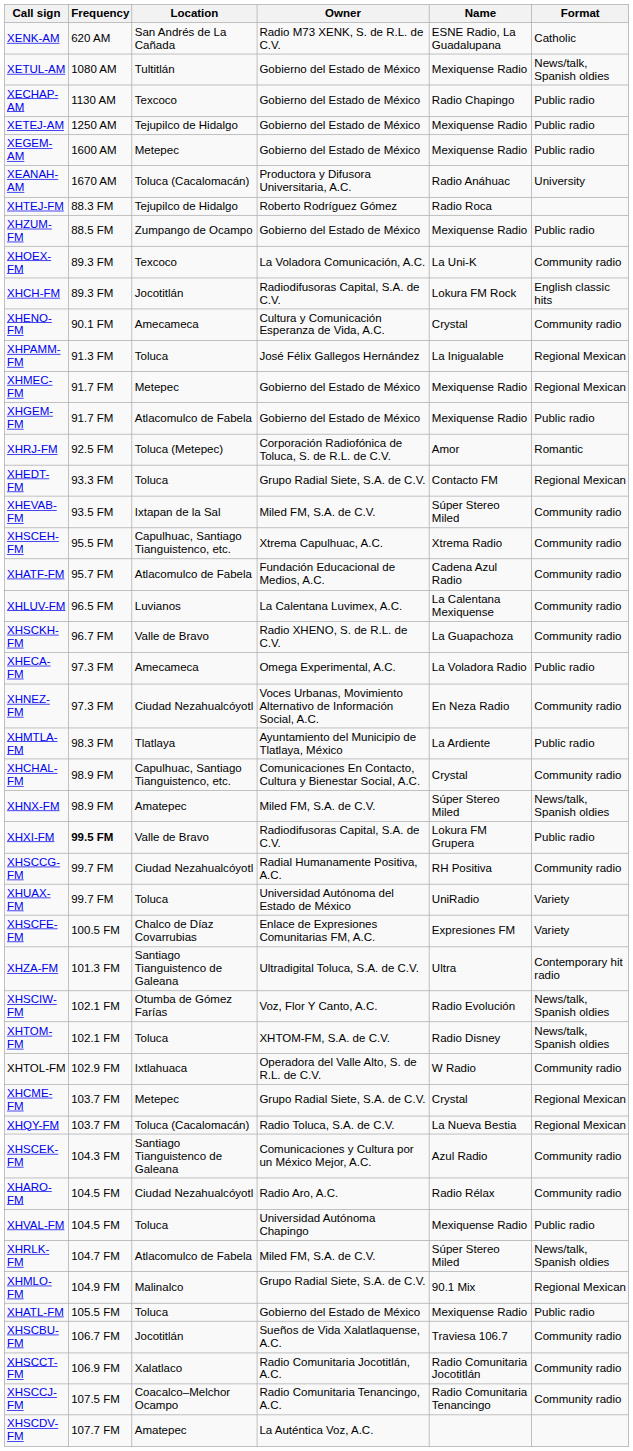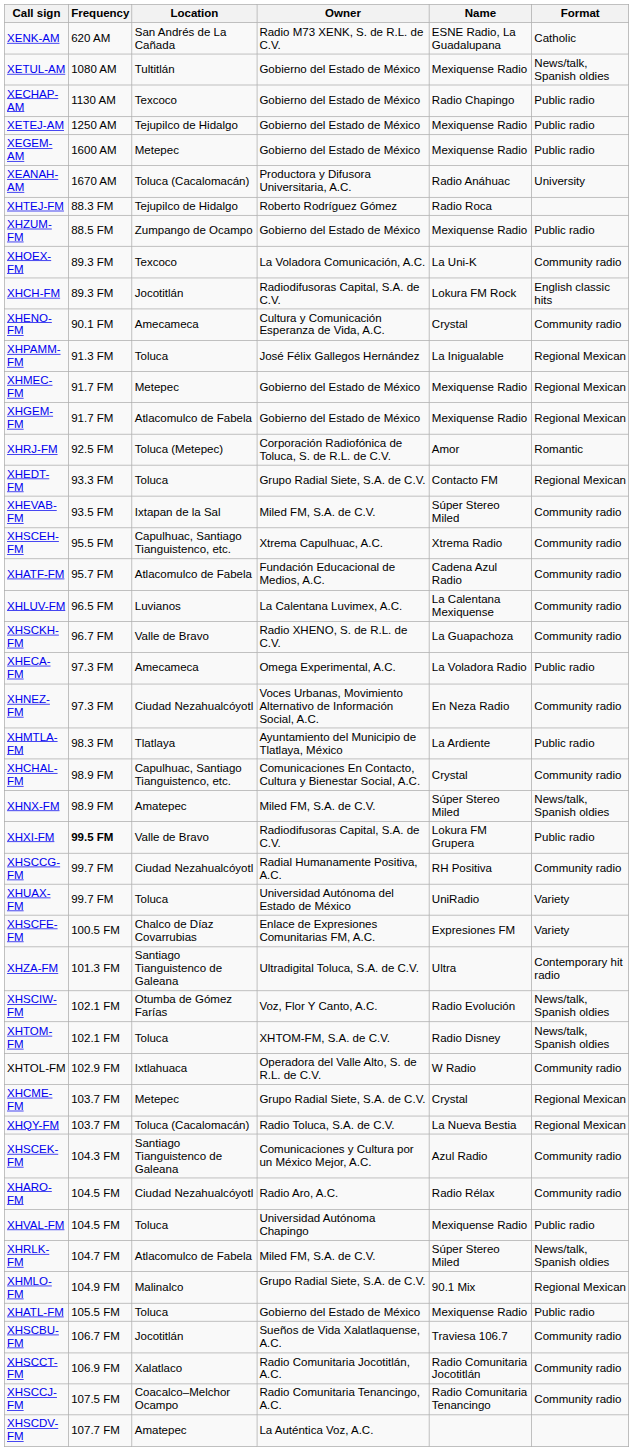(564, 418) Public radio -> (580, 418) Regional Mexican
